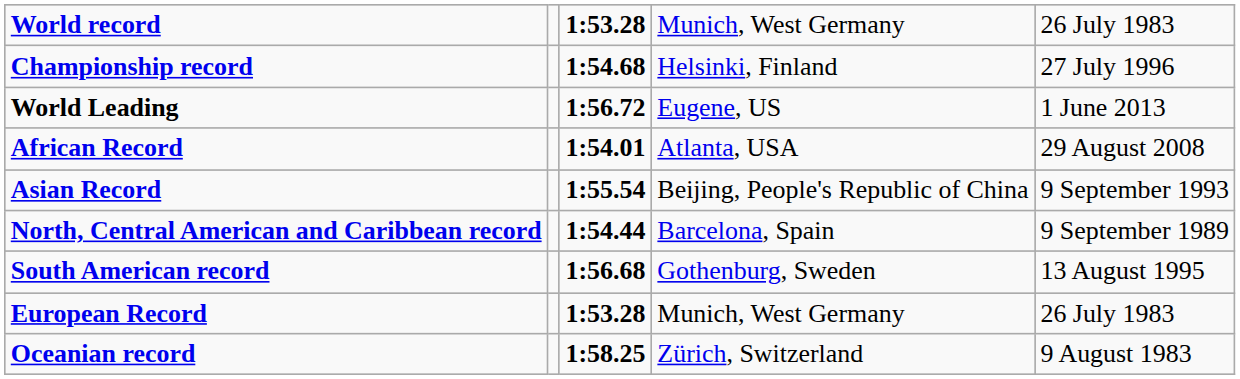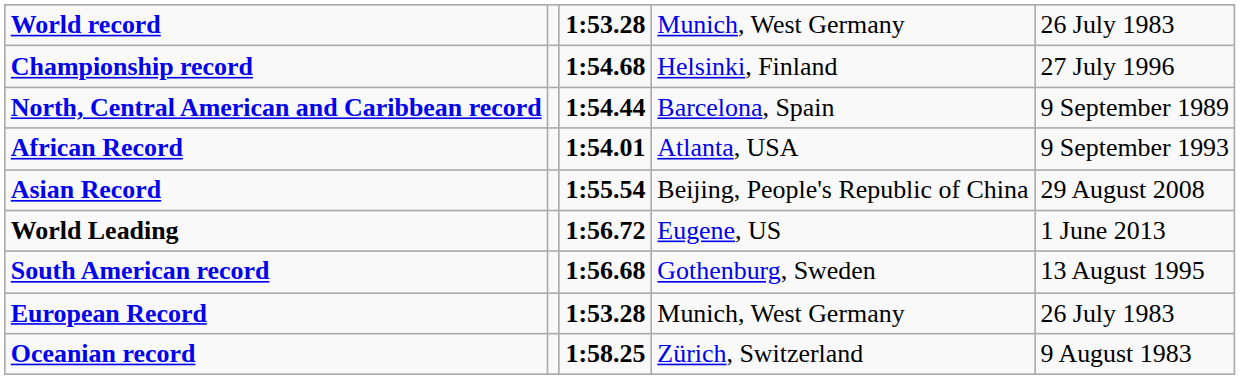rows swapped: (95, 107) <-> (276, 230)
(1123, 148) 29 August 2008 -> (1135, 148) 9 September 1993
(1135, 189) 9 September 1993 -> (1123, 189) 29 August 2008
